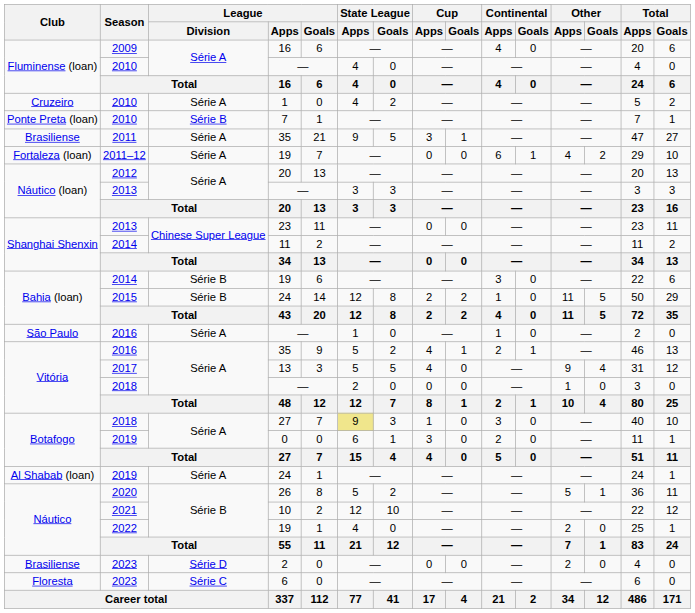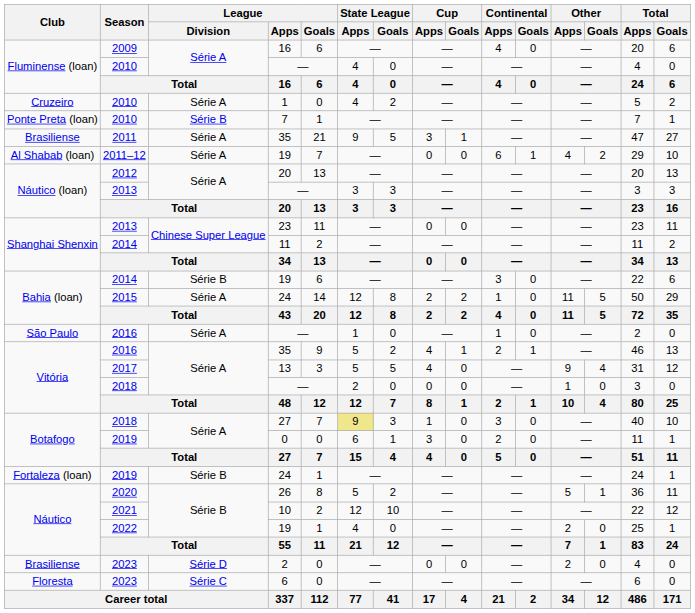(52, 155) Fortaleza (loan) -> (52, 155) Al Shabab (loan)
(208, 297) Série B -> (208, 297) Série A
(52, 475) Al Shabab (loan) -> (52, 475) Fortaleza (loan)
(208, 475) Série A -> (208, 475) Série B
